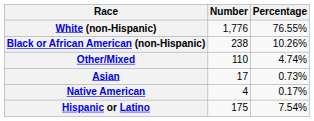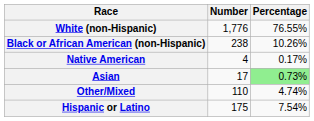rows swapped: (106, 92) <-> (106, 60)
(293, 76) no background -> (293, 76) lightgreen background
